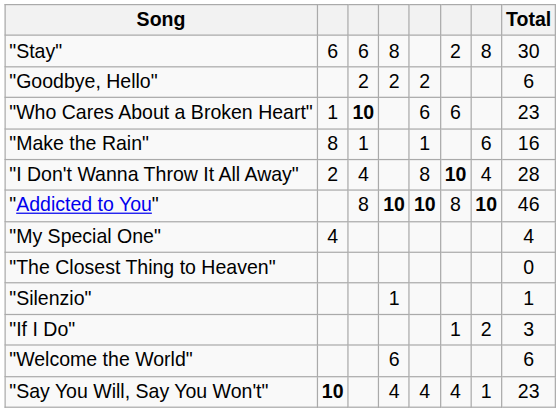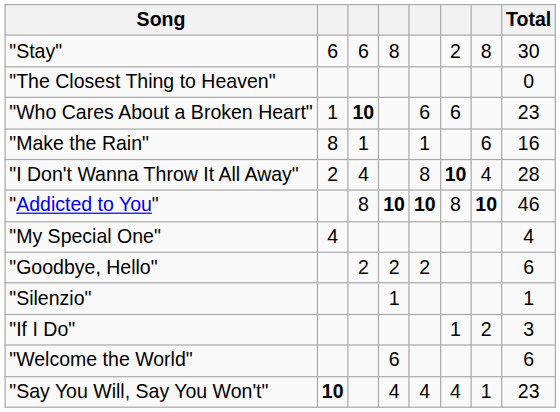rows swapped: (142, 267) <-> (83, 81)
